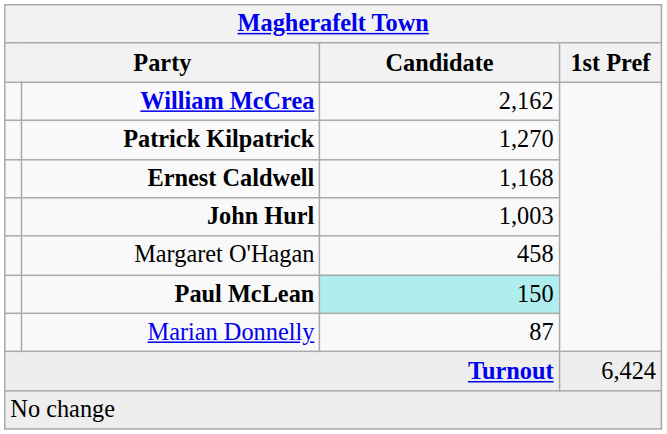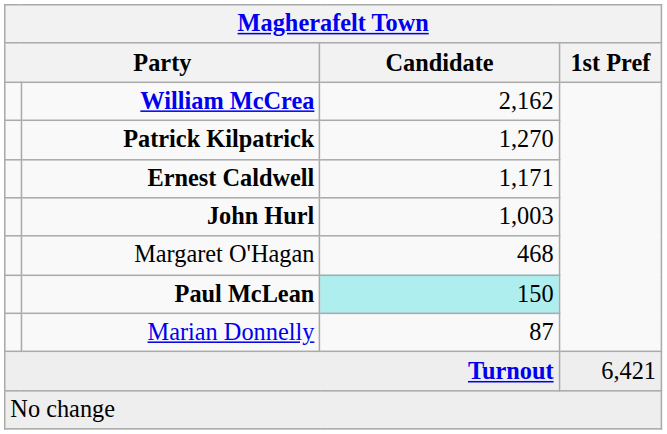(526, 178) 1,168 -> (526, 178) 1,171
(535, 255) 458 -> (535, 255) 468
(629, 370) 6,424 -> (629, 370) 6,421
